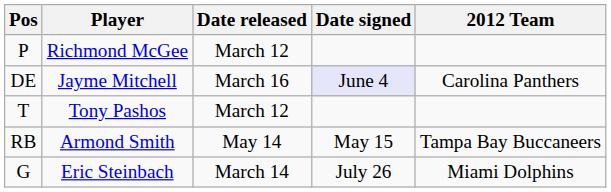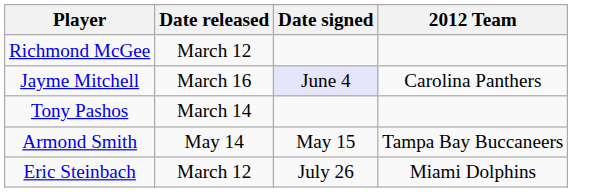- column: (23, 19)
(252, 111) March 12 -> (214, 111) March 14
(252, 171) March 14 -> (214, 171) March 12
